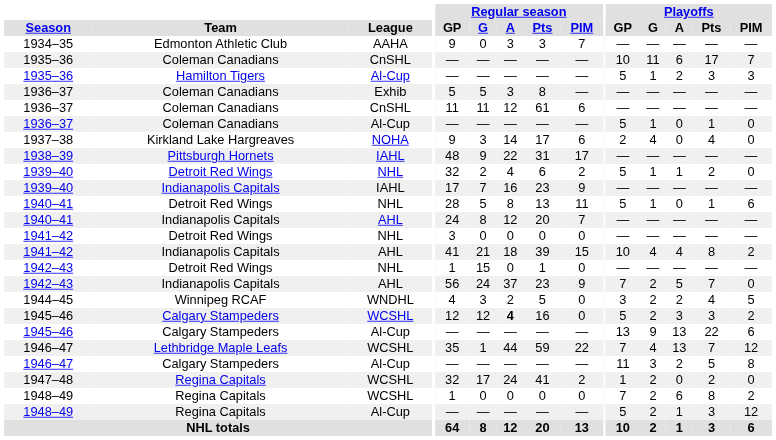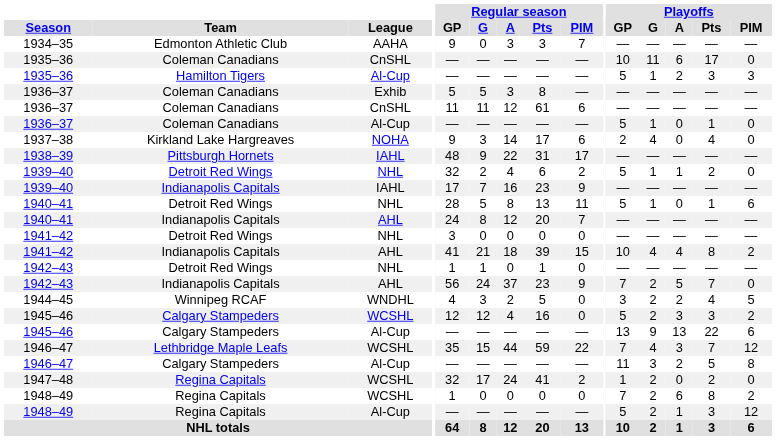(751, 60) 7 -> (751, 60) 0
(483, 268) 15 -> (483, 268) 1
(510, 316) bold -> (510, 316) normal
(483, 348) 1 -> (483, 348) 15
(679, 348) 13 -> (679, 348) 3
